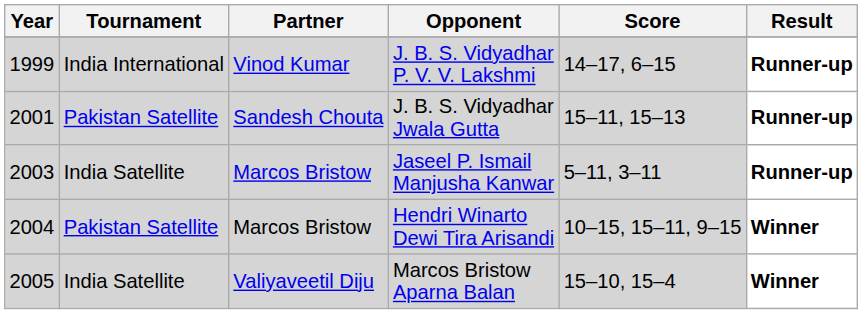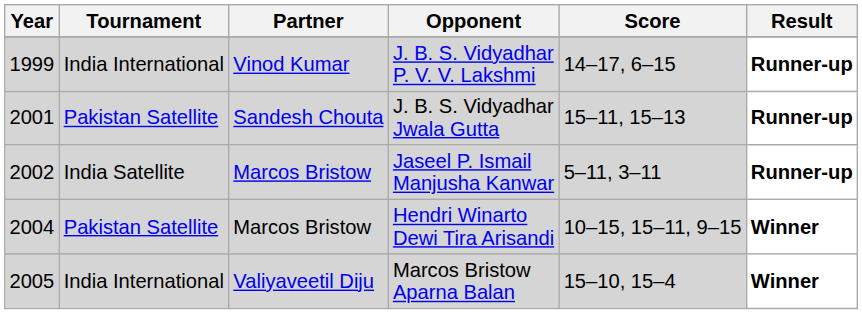(32, 173) 2003 -> (32, 173) 2002
(124, 281) India Satellite -> (144, 281) India International
